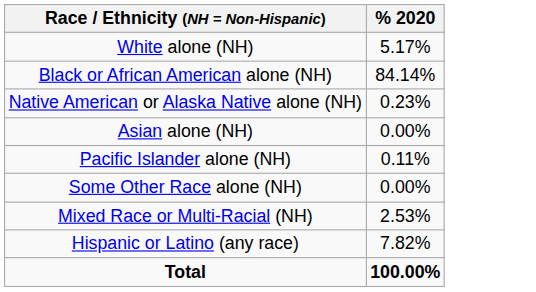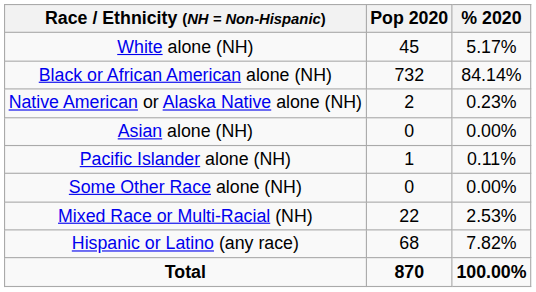+ column: (409, 18)
